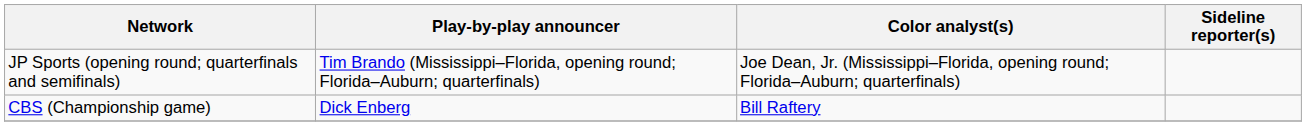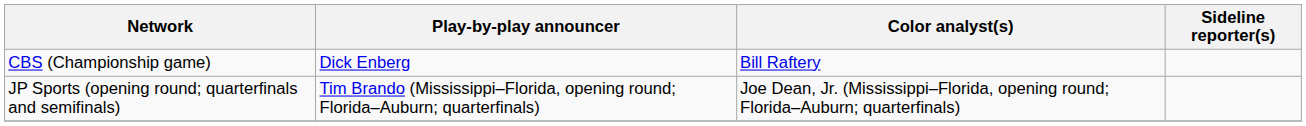rows swapped: (153, 72) <-> (110, 107)
